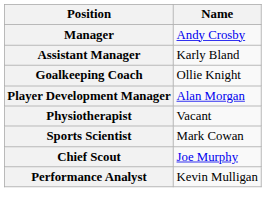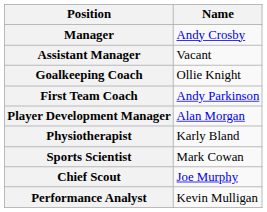(208, 55) Karly Bland -> (194, 55) Vacant
+ row: (89, 95)
(194, 116) Vacant -> (208, 136) Karly Bland
